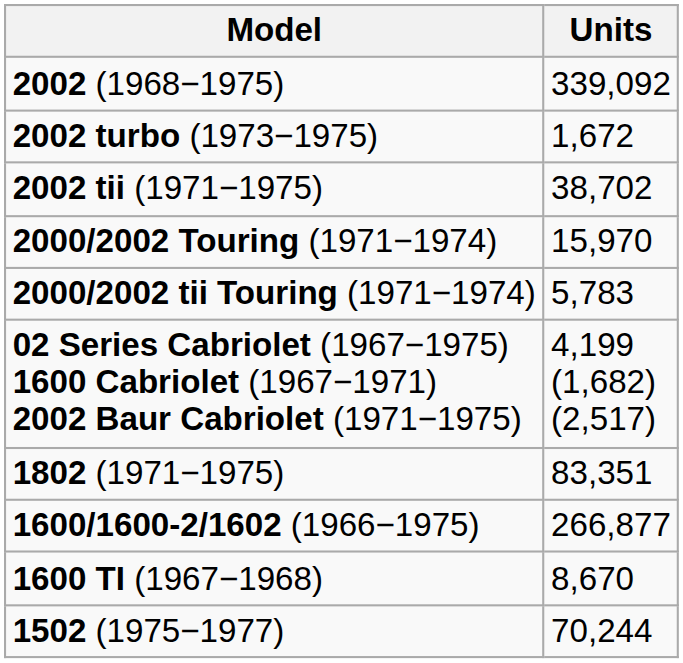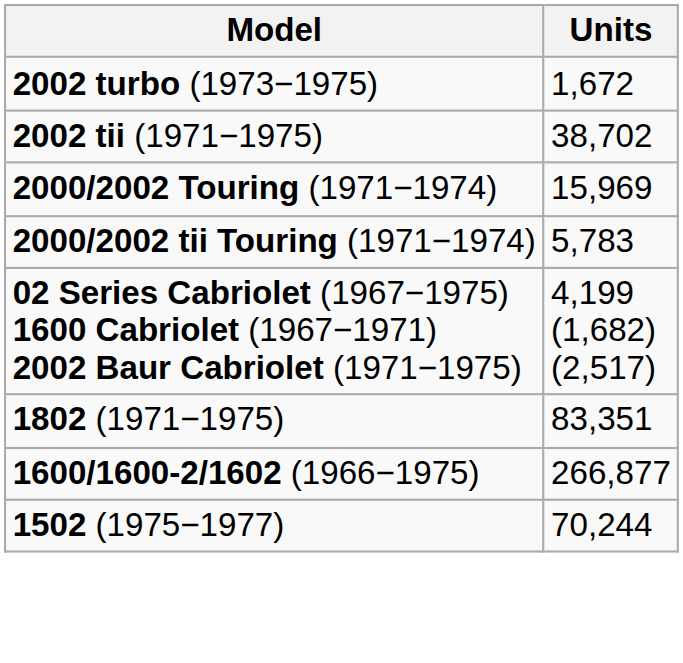- row: (148, 83)
(602, 240) 15,970 -> (602, 188) 15,969
- row: (168, 578)
